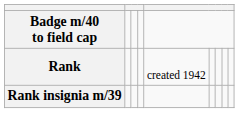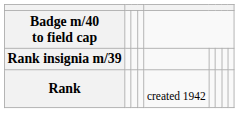rows swapped: (65, 96) <-> (65, 66)
